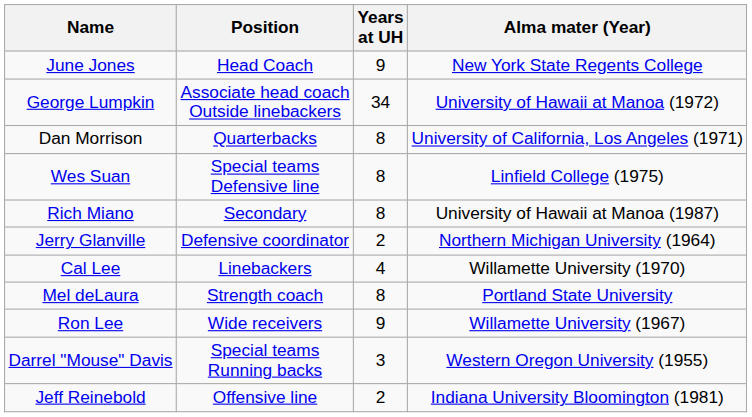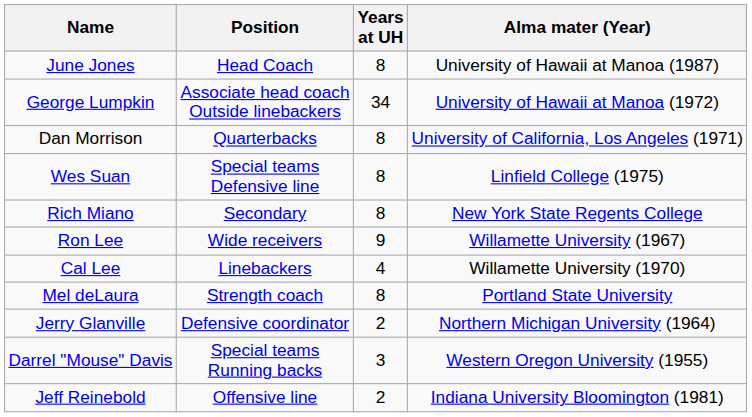(381, 65) 9 -> (381, 65) 8
(577, 65) New York State Regents College -> (577, 65) University of Hawaii at Manoa (1987)
(577, 213) University of Hawaii at Manoa (1987) -> (577, 213) New York State Regents College
rows swapped: (91, 323) <-> (91, 240)
